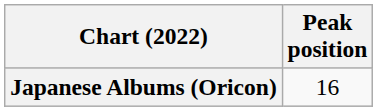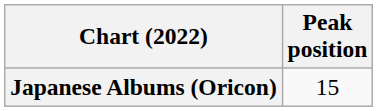(327, 86) 16 -> (327, 86) 15
